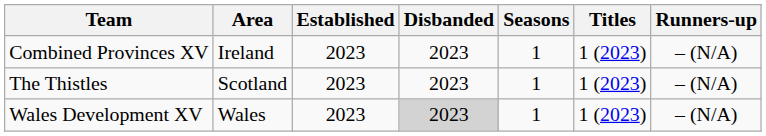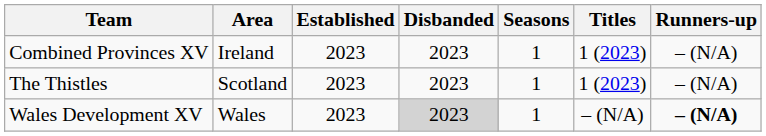(612, 114) 1 (2023) -> (612, 114) – (N/A)
(706, 114) normal -> (706, 114) bold
